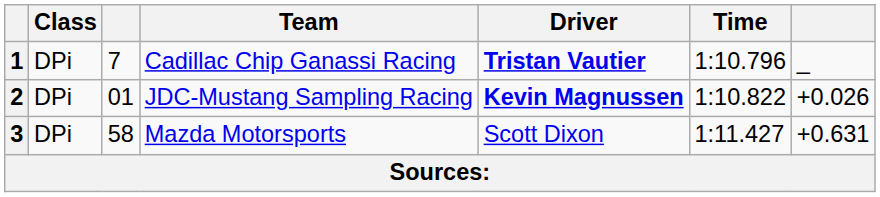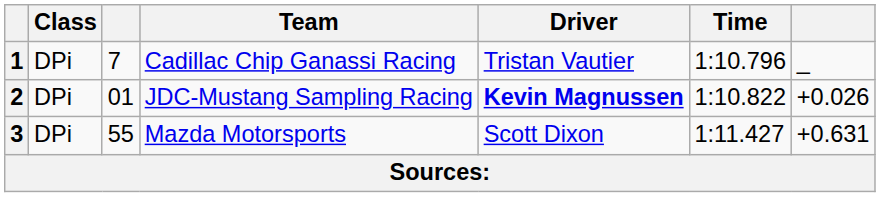(565, 60) bold -> (559, 60) normal
(121, 135) 58 -> (121, 135) 55
